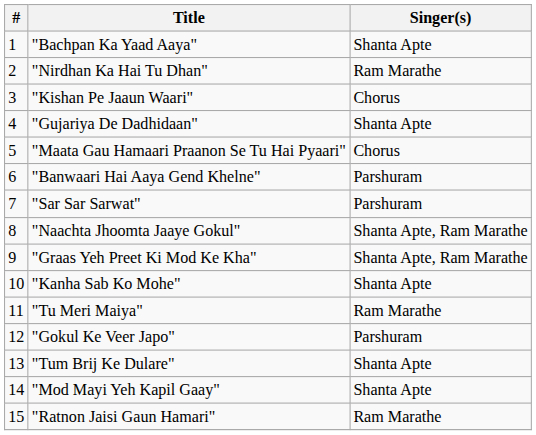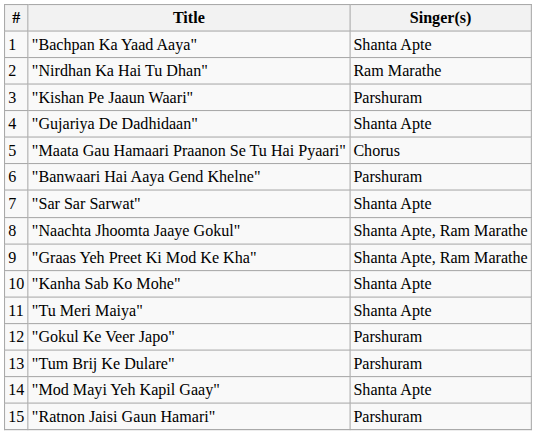(377, 97) Chorus -> (388, 97) Parshuram
(388, 203) Parshuram -> (393, 203) Shanta Apte
(397, 310) Ram Marathe -> (393, 310) Shanta Apte
(393, 363) Shanta Apte -> (388, 363) Parshuram
(397, 416) Ram Marathe -> (388, 416) Parshuram
